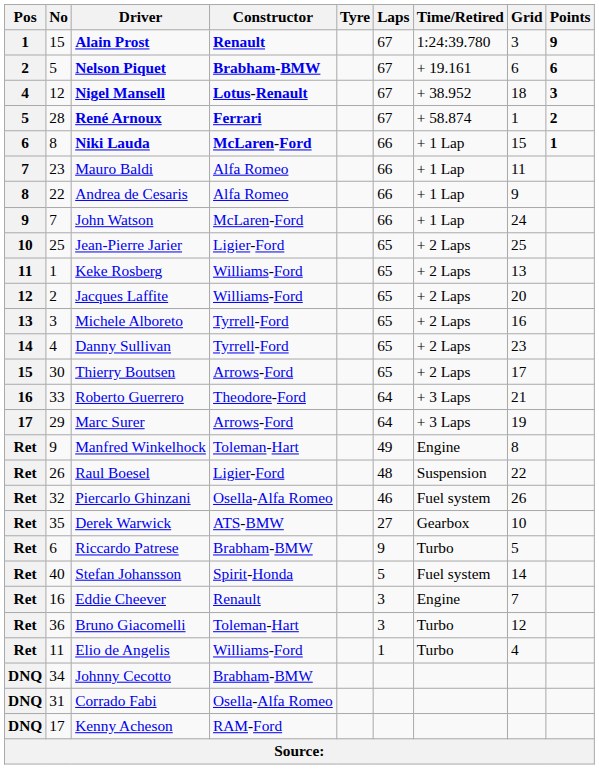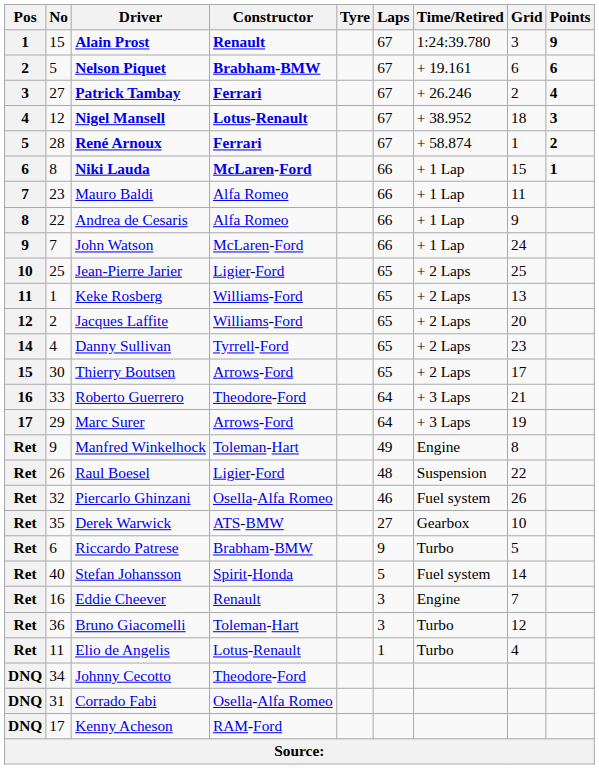+ row: (128, 93)
- row: (129, 321)
(258, 650) Williams-Ford -> (257, 650) Lotus-Renault
(263, 675) Brabham-BMW -> (259, 675) Theodore-Ford
